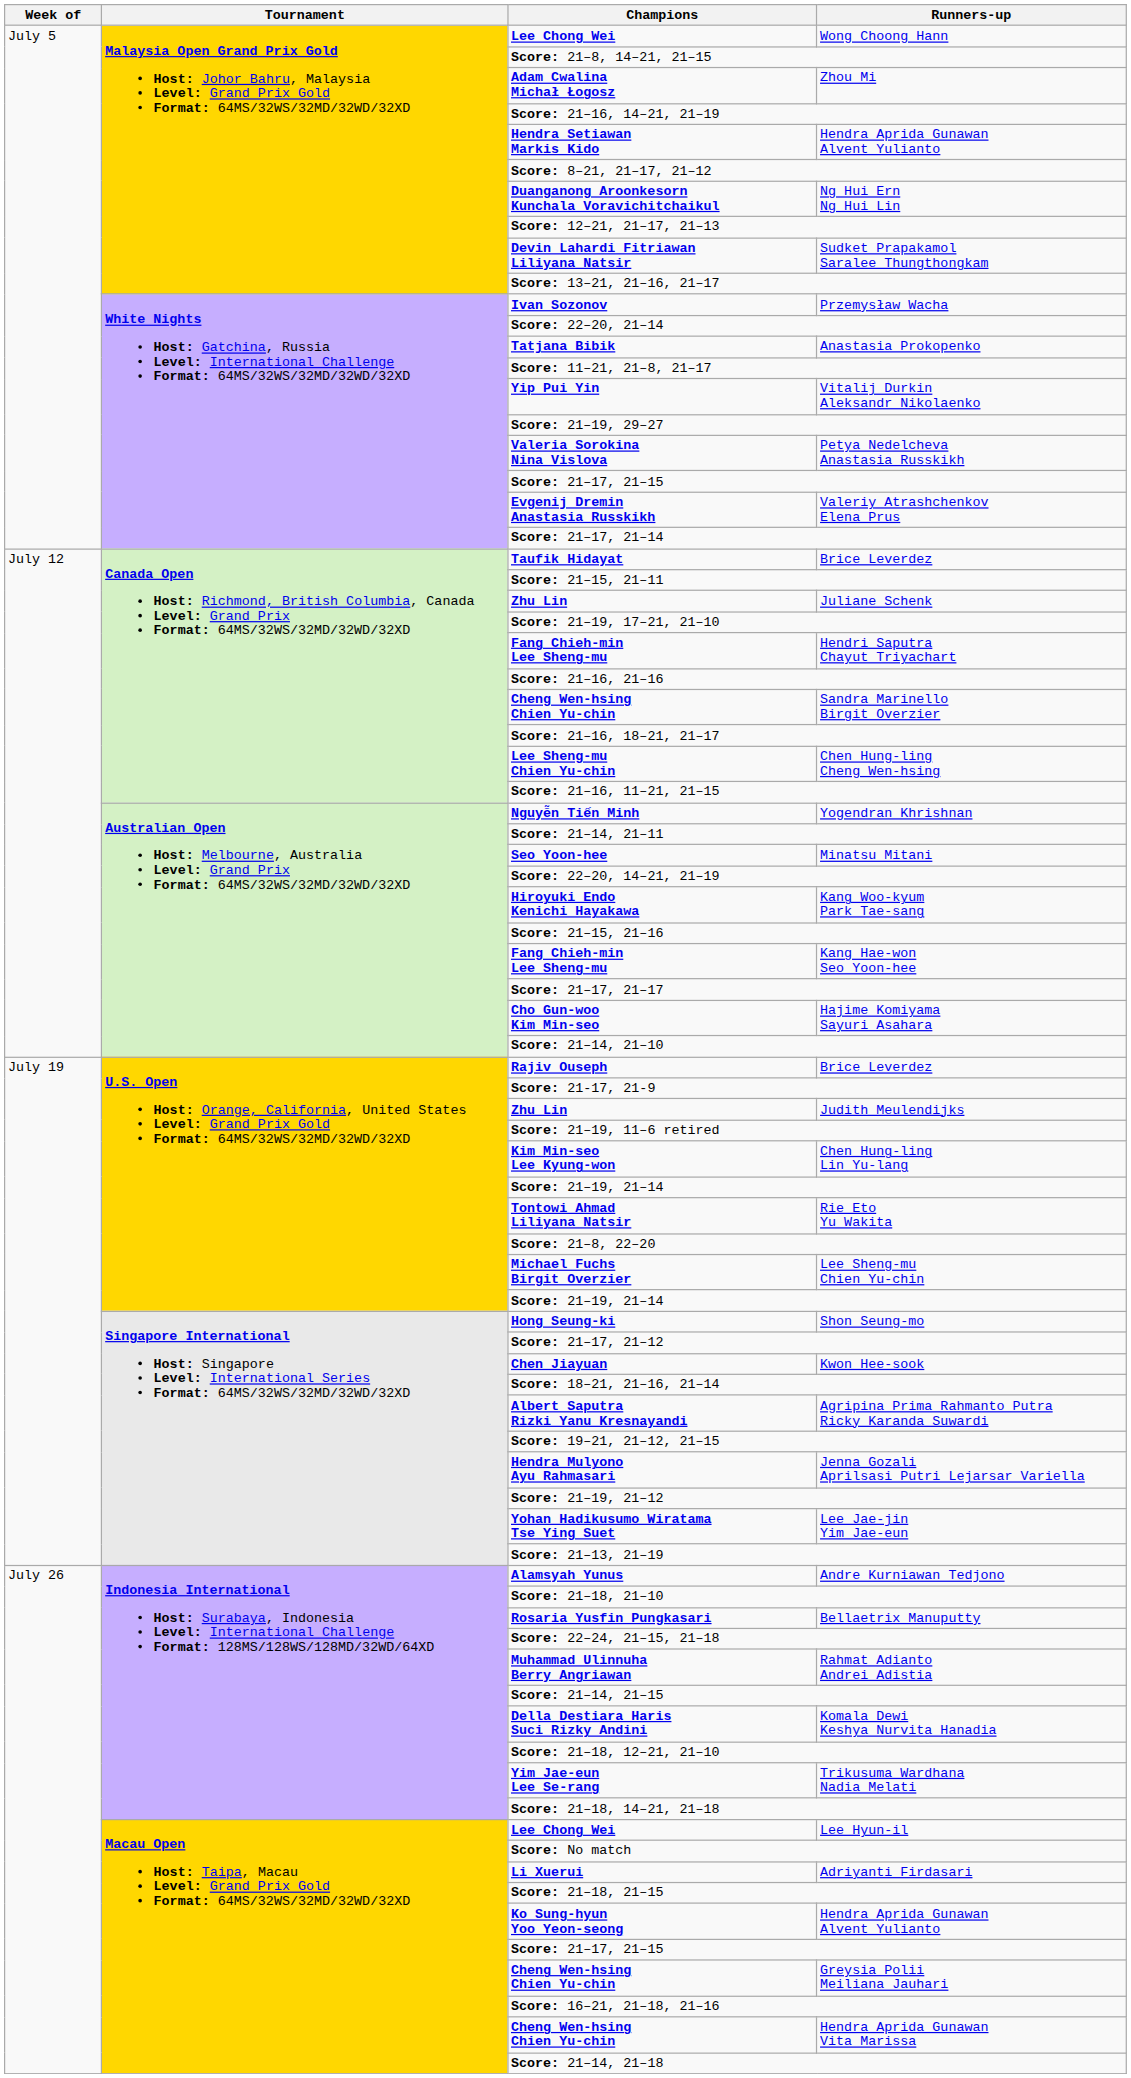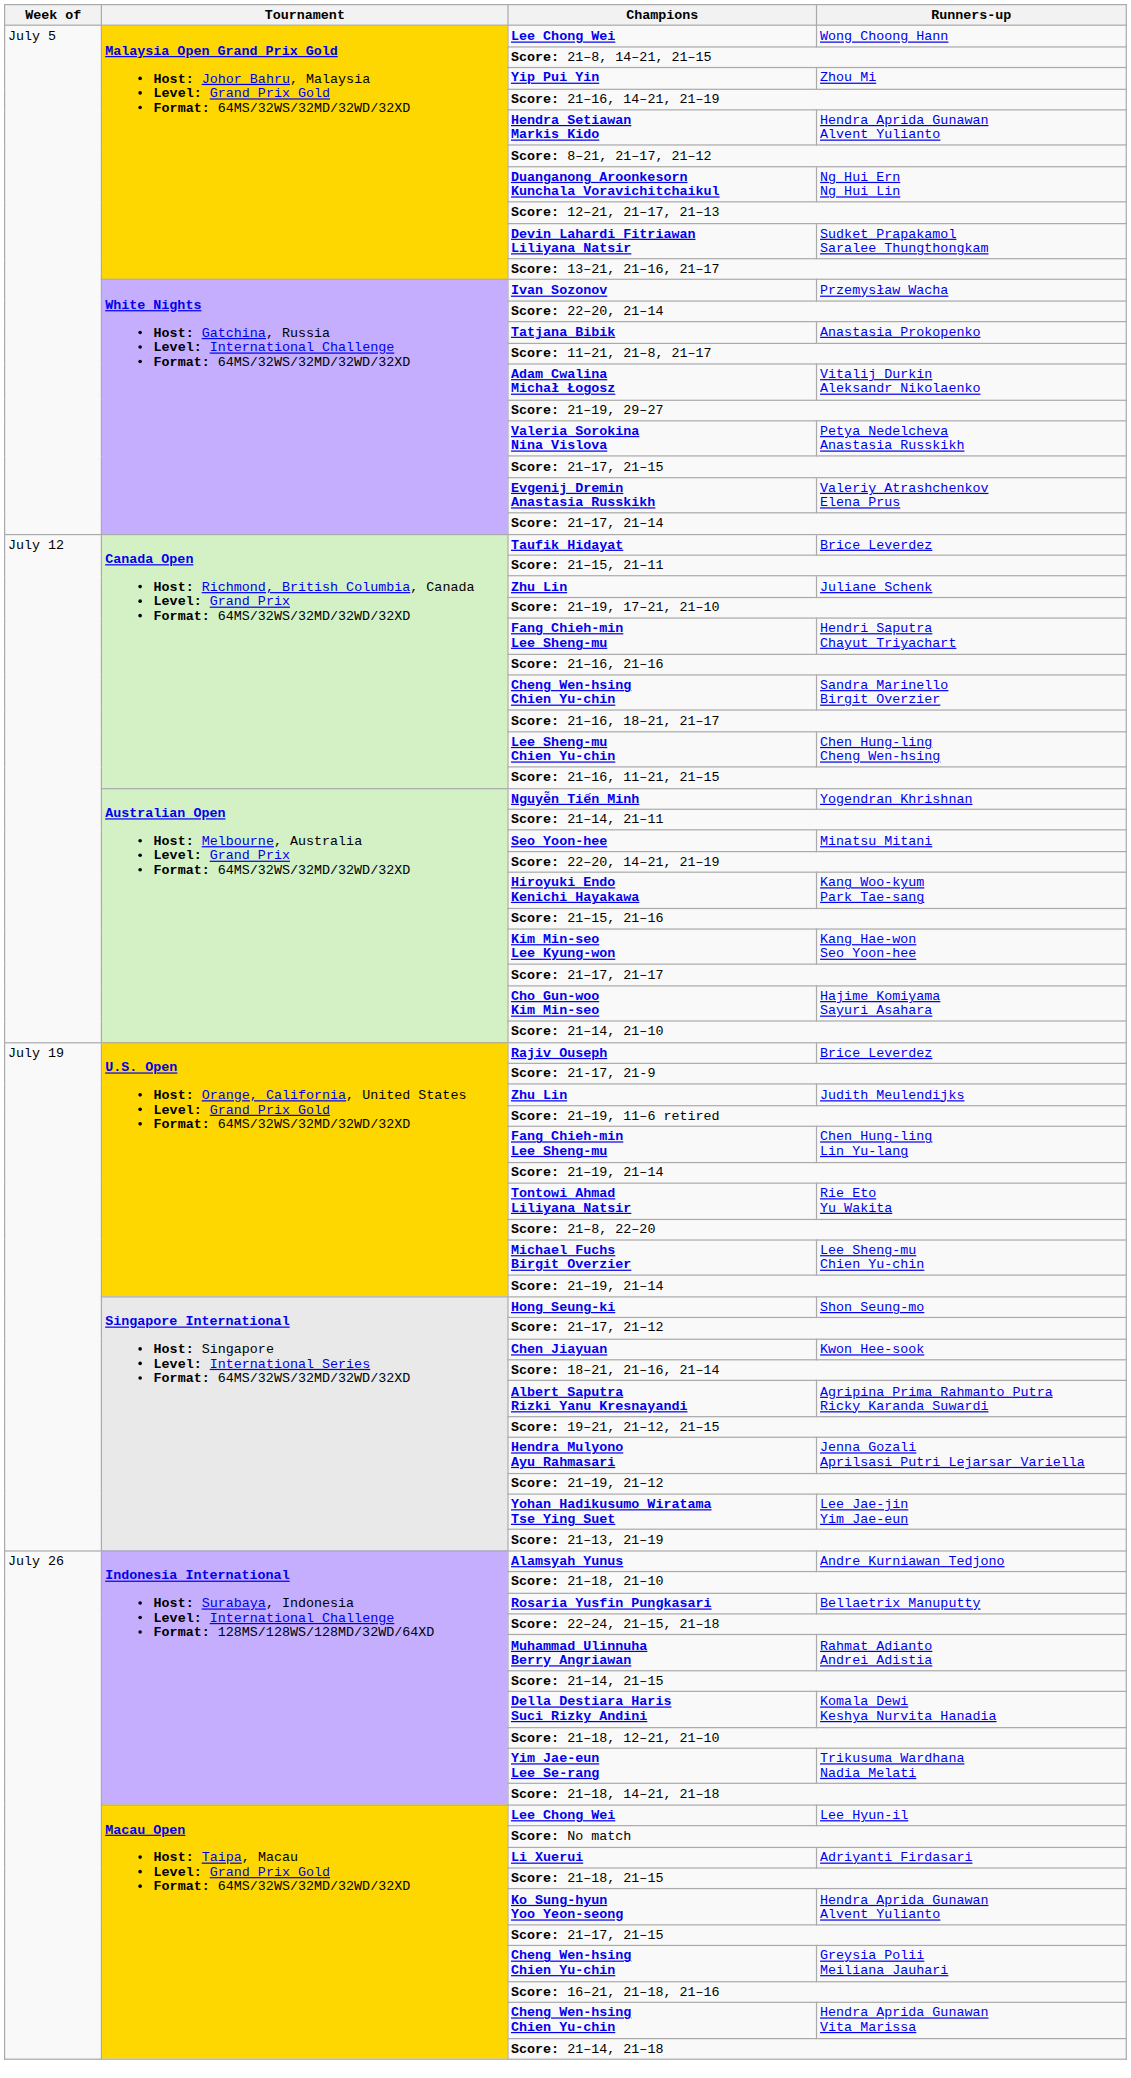(563, 86) Adam Cwalina Michał Łogosz -> (555, 78) Yip Pui Yin
(555, 389) Yip Pui Yin -> (563, 382) Adam Cwalina Michał Łogosz
(567, 961) Fang Chieh-min Lee Sheng-mu -> (563, 947) Kim Min-seo Lee Kyung-won
(563, 1159) Kim Min-seo Lee Kyung-won -> (567, 1144) Fang Chieh-min Lee Sheng-mu
